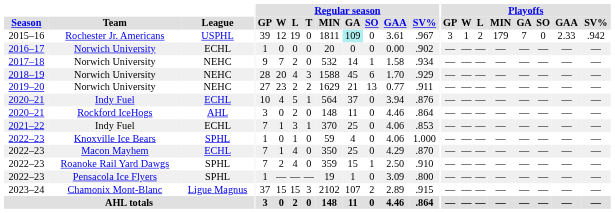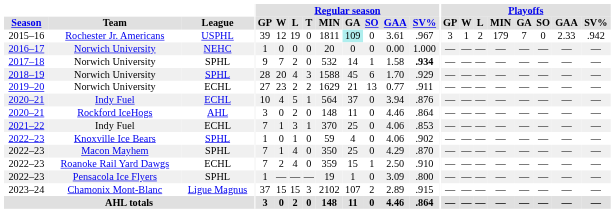(218, 48) ECHL -> (218, 48) NEHC
(424, 48) .902 -> (424, 48) 1.000
(218, 61) NEHC -> (218, 61) SPHL
(424, 61) normal -> (424, 61) bold
(218, 74) NEHC -> (218, 74) SPHL
(218, 87) NEHC -> (218, 87) ECHL
(424, 138) 1.000 -> (424, 138) .902
(218, 151) ECHL -> (218, 151) SPHL
(218, 164) SPHL -> (218, 164) ECHL
